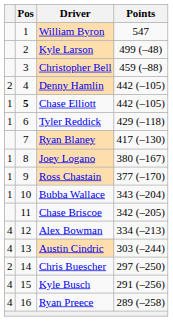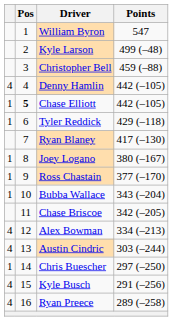(10, 85) 2 -> (10, 85) 4
(10, 266) 2 -> (10, 266) 1
